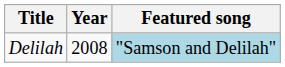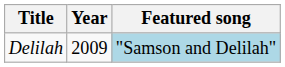(89, 47) 2008 -> (89, 47) 2009
